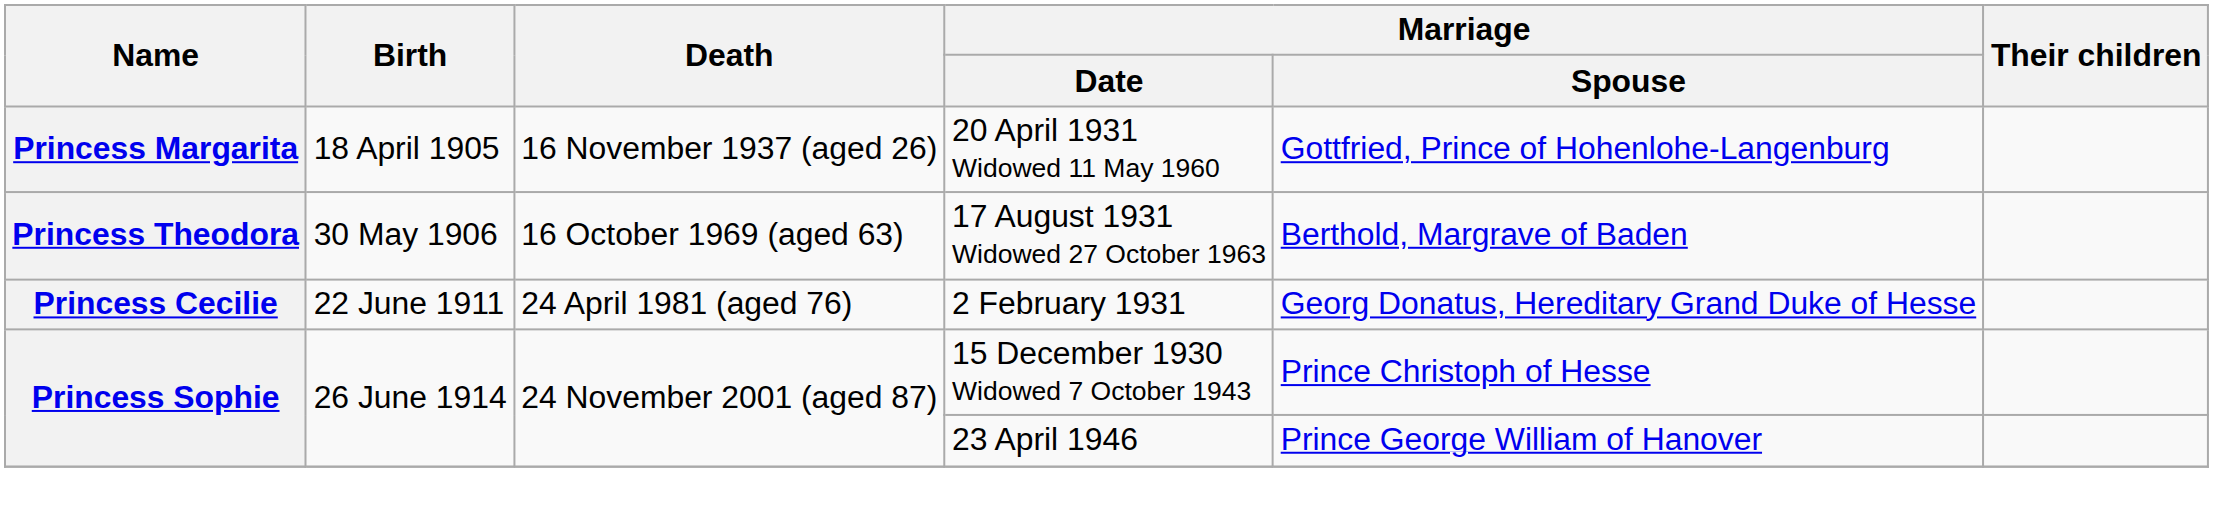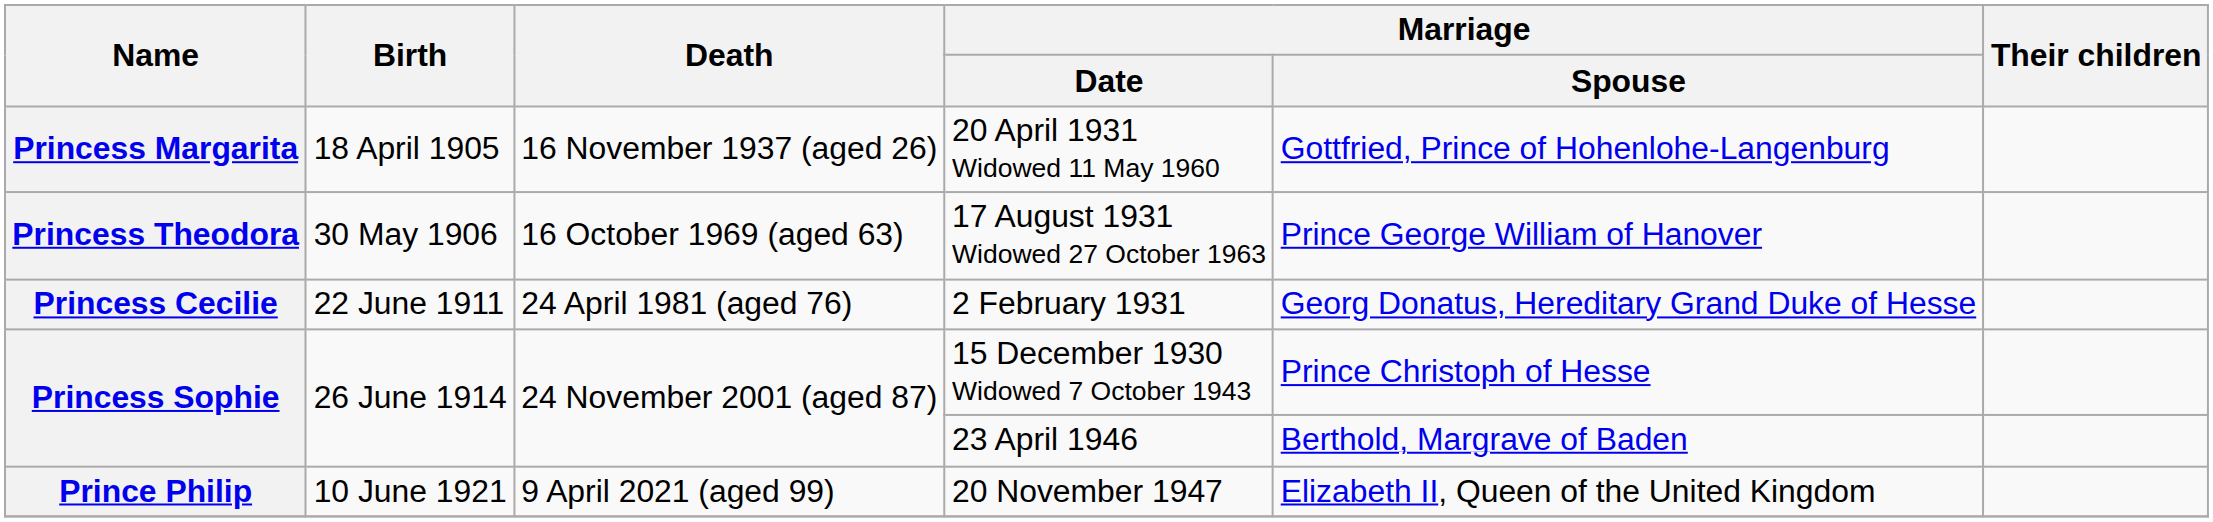(1484, 234) Berthold, Margrave of Baden -> (1521, 234) Prince George William of Hanover
(1521, 440) Prince George William of Hanover -> (1484, 440) Berthold, Margrave of Baden
+ row: (1087, 490)
